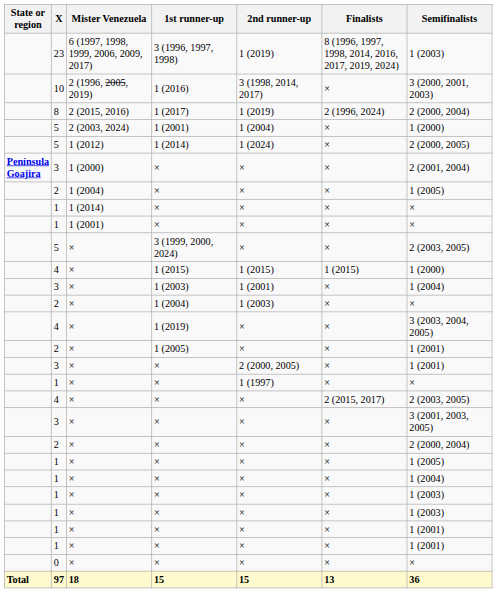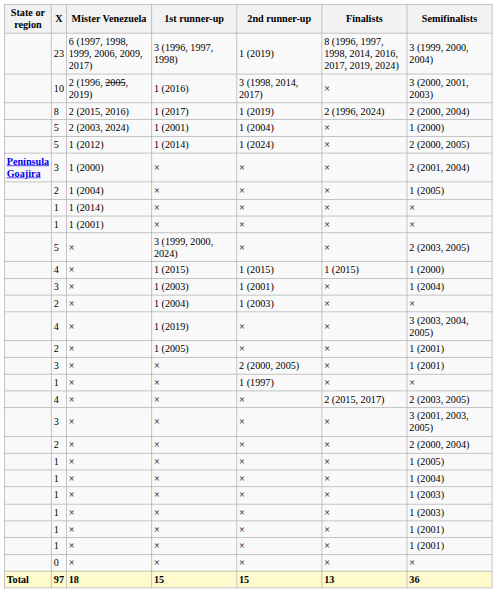(427, 53) 1 (2003) -> (439, 53) 3 (1999, 2000, 2004)
